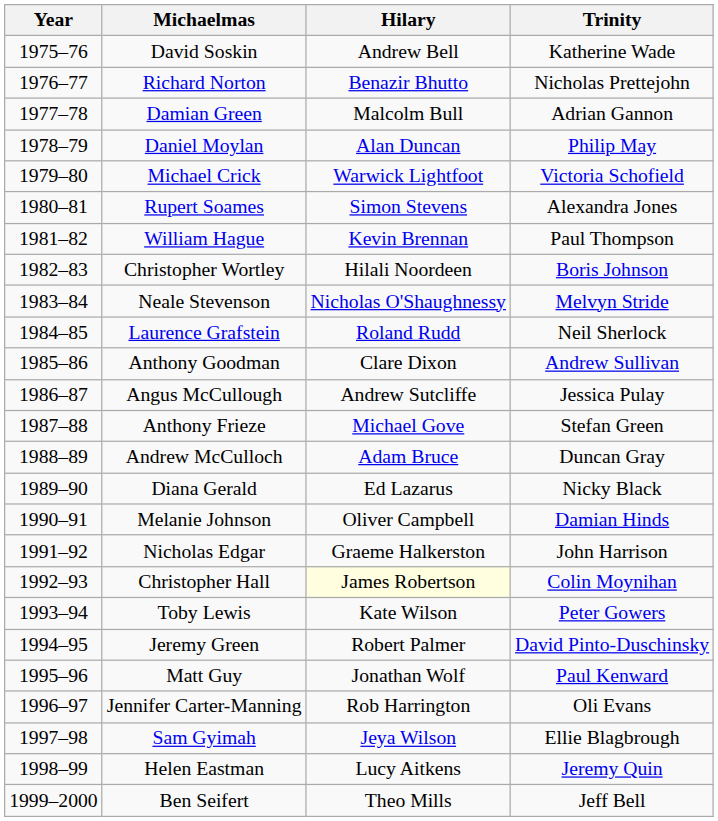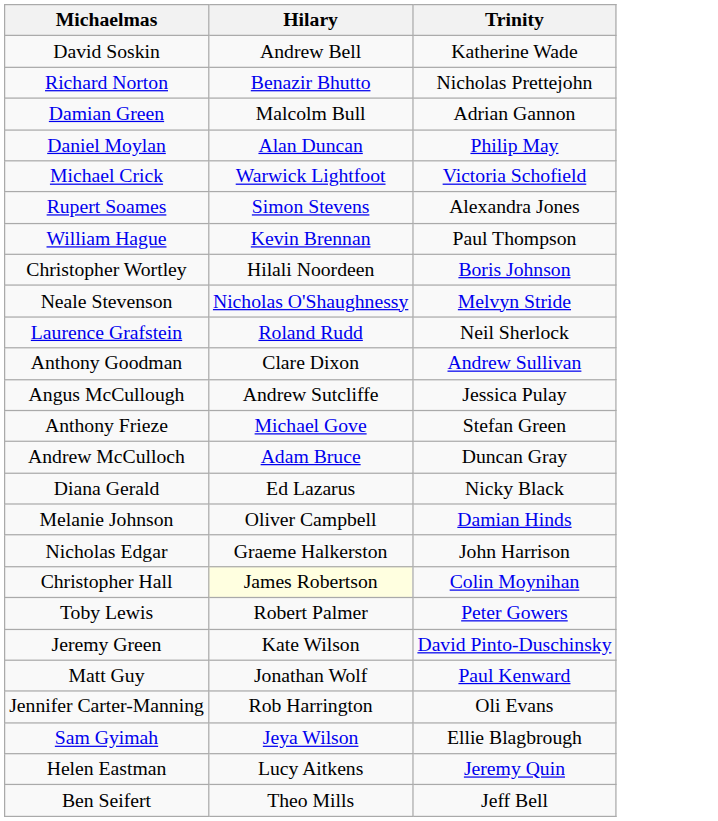- column: (53, 20)
(408, 613) Kate Wilson -> (311, 613) Robert Palmer
(408, 644) Robert Palmer -> (311, 644) Kate Wilson
